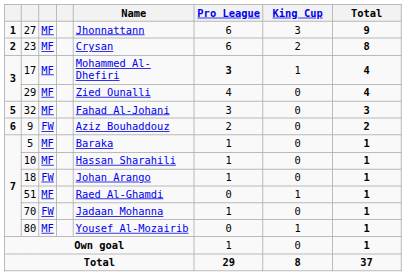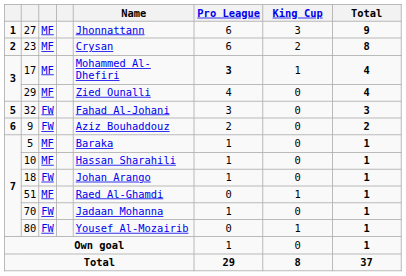(48, 110) MF -> (48, 110) FW
(48, 228) MF -> (48, 228) FW
